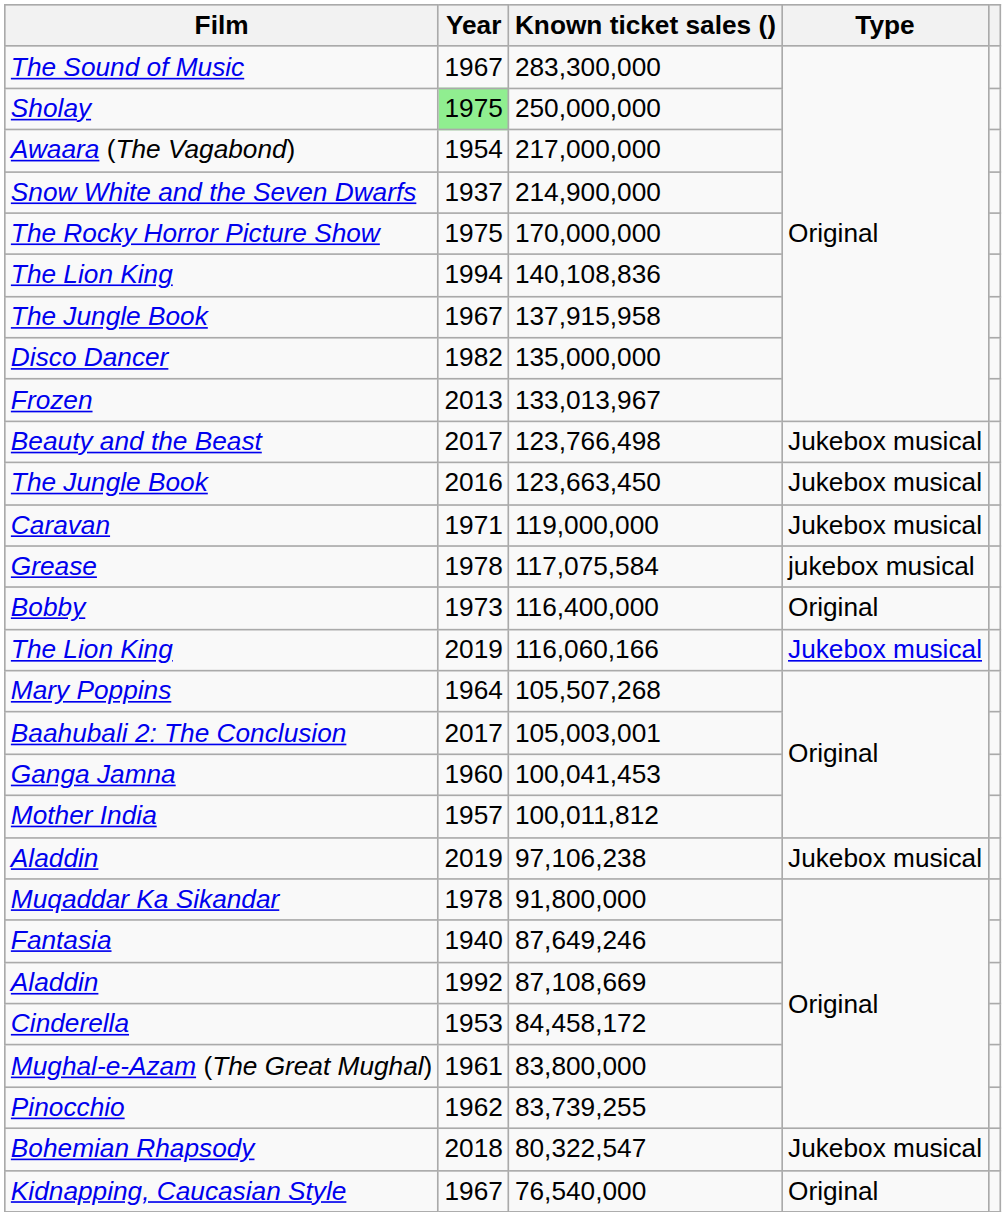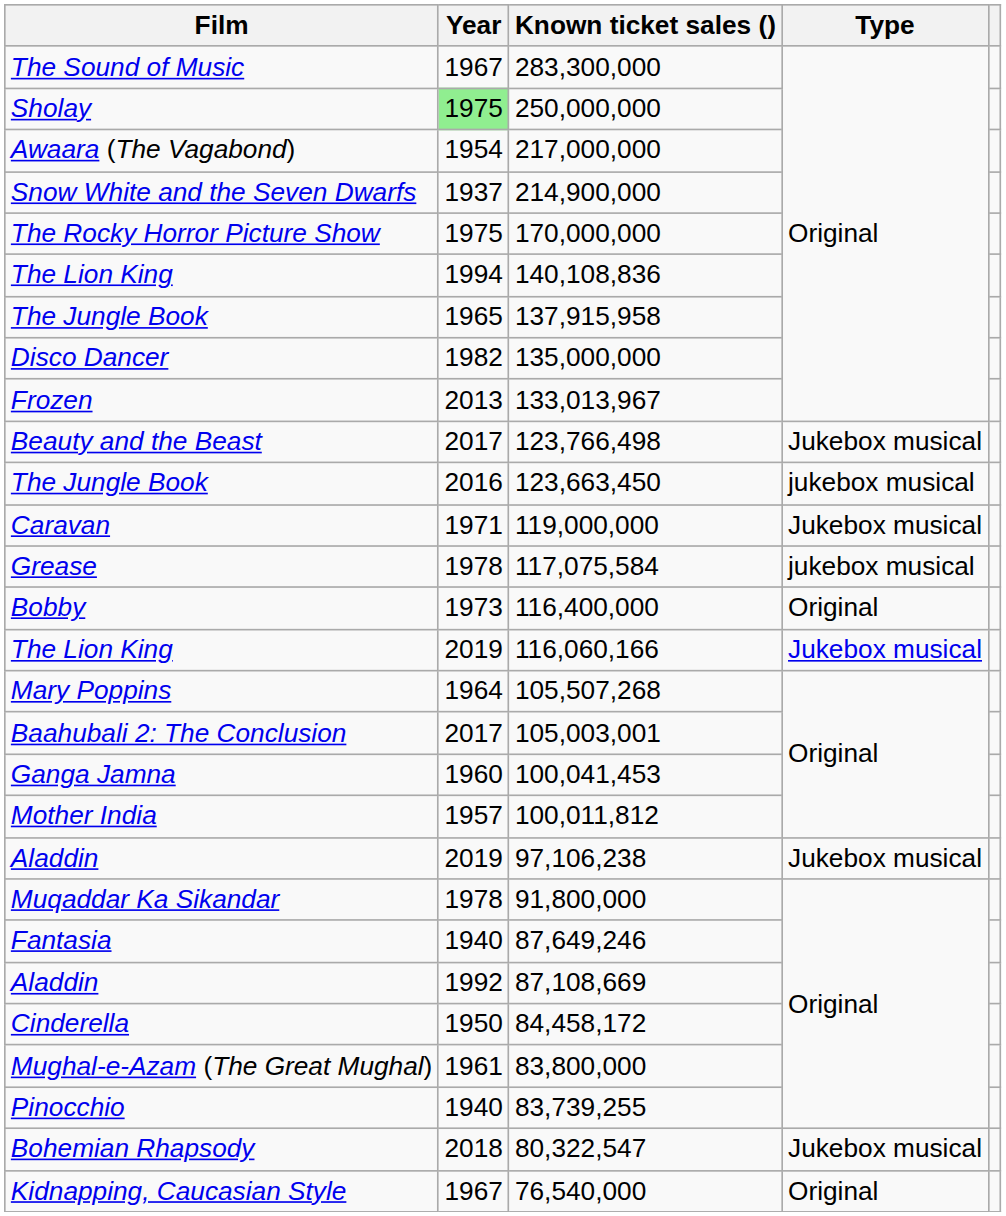(474, 316) 1967 -> (474, 316) 1965
(885, 483) Jukebox musical -> (881, 483) jukebox musical
(474, 1024) 1953 -> (474, 1024) 1950
(474, 1107) 1962 -> (474, 1107) 1940
